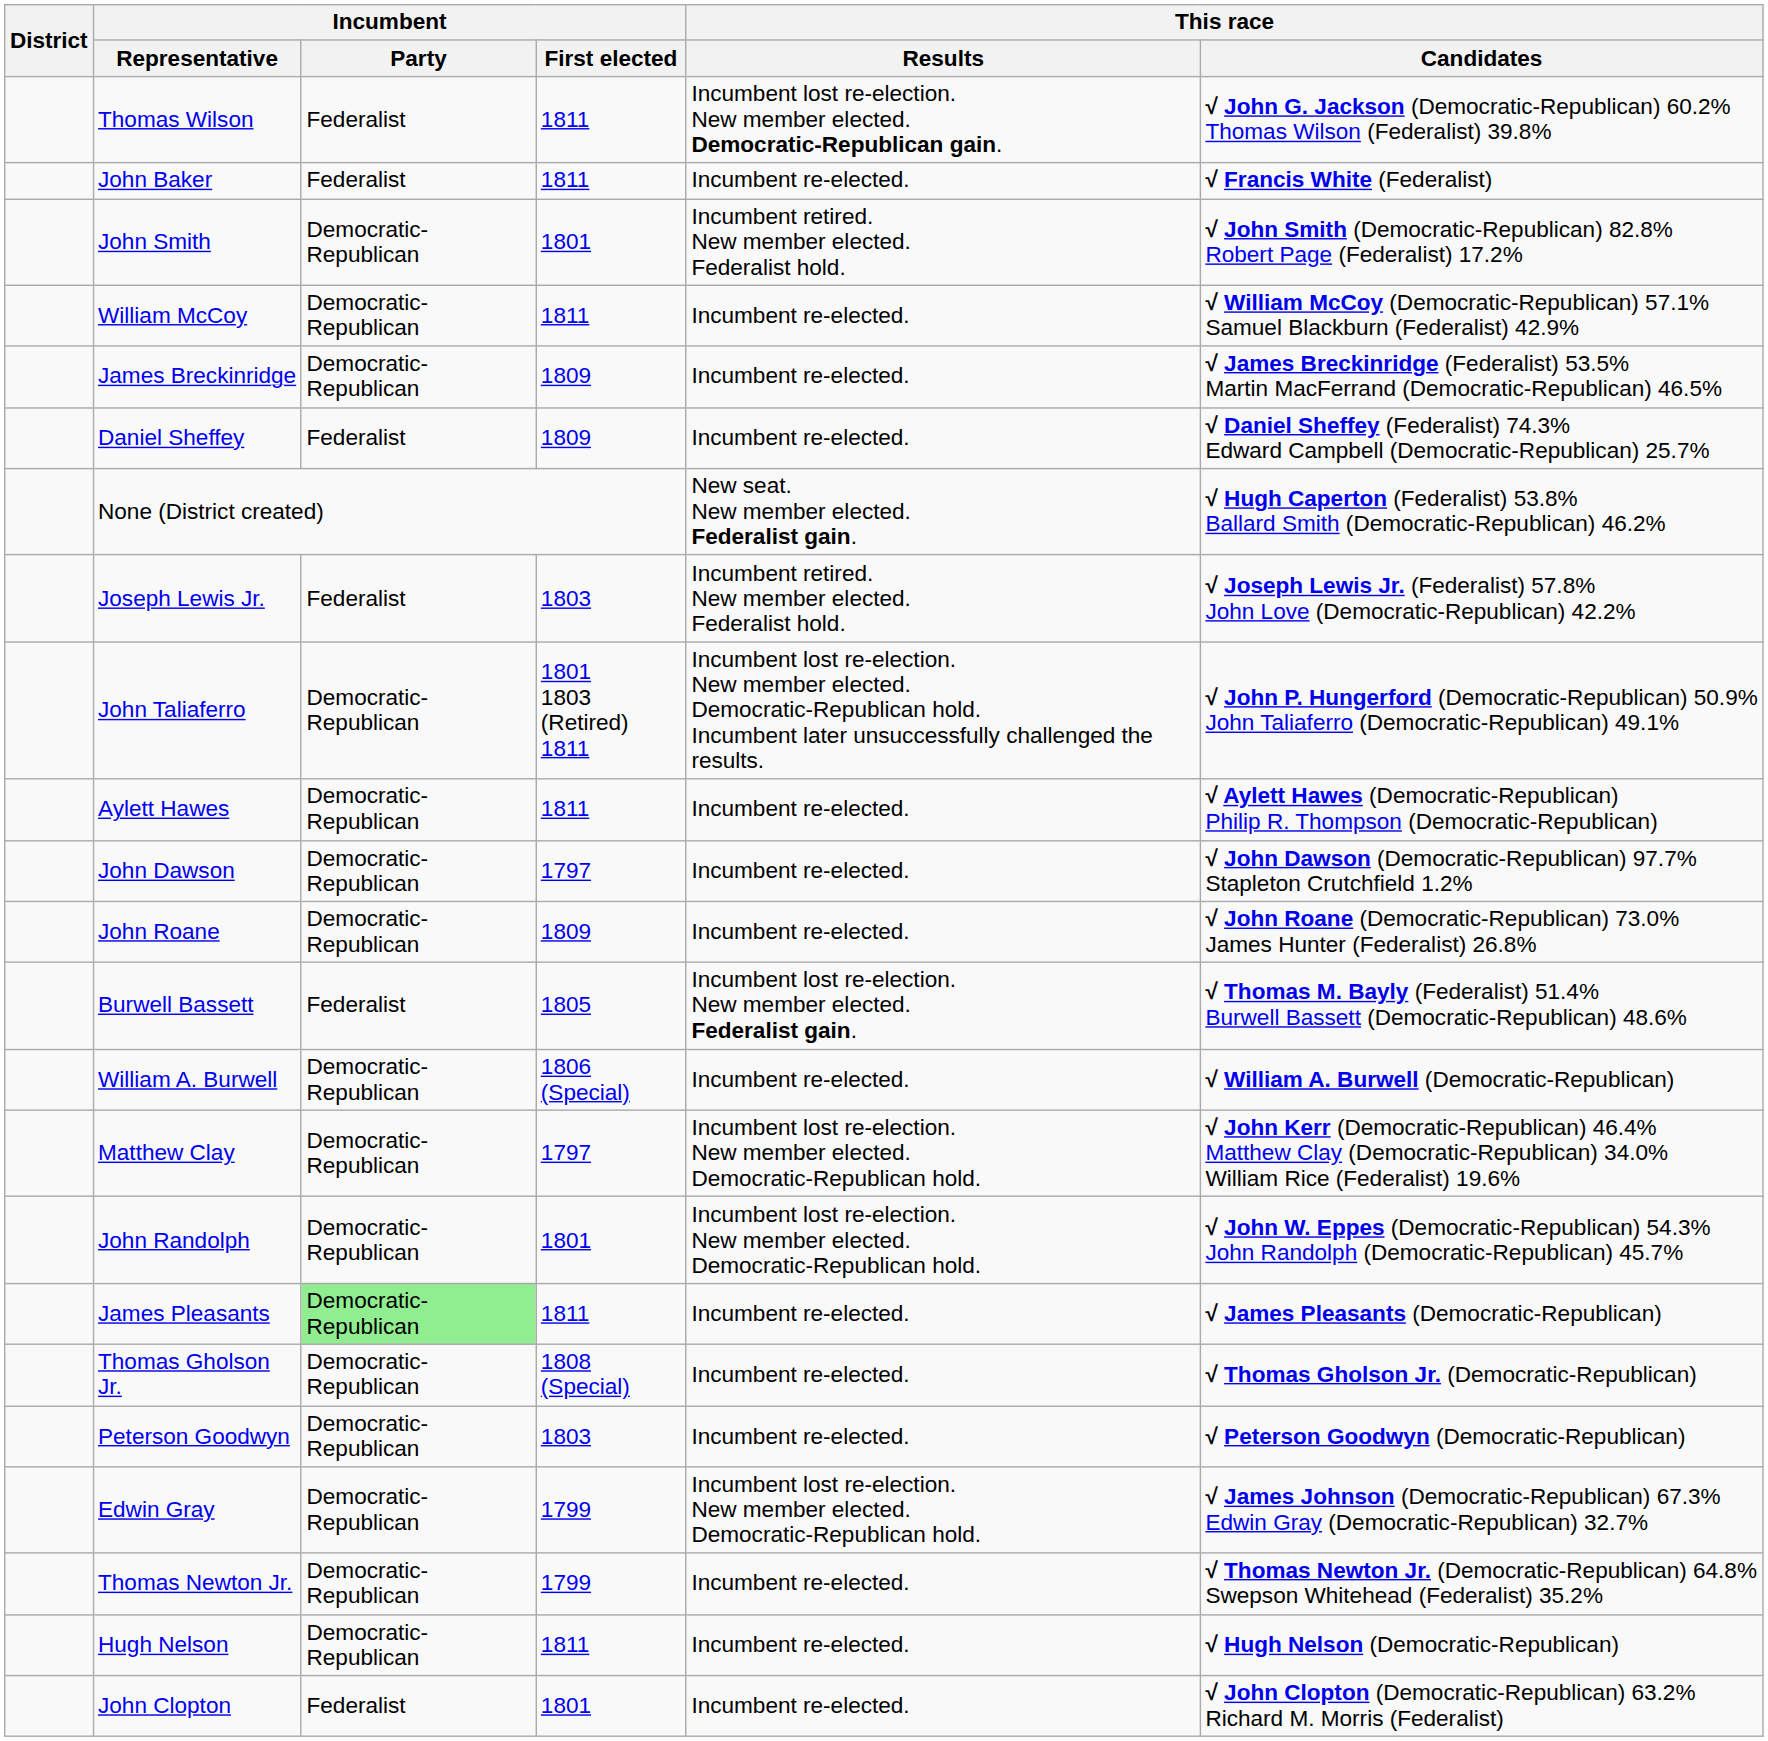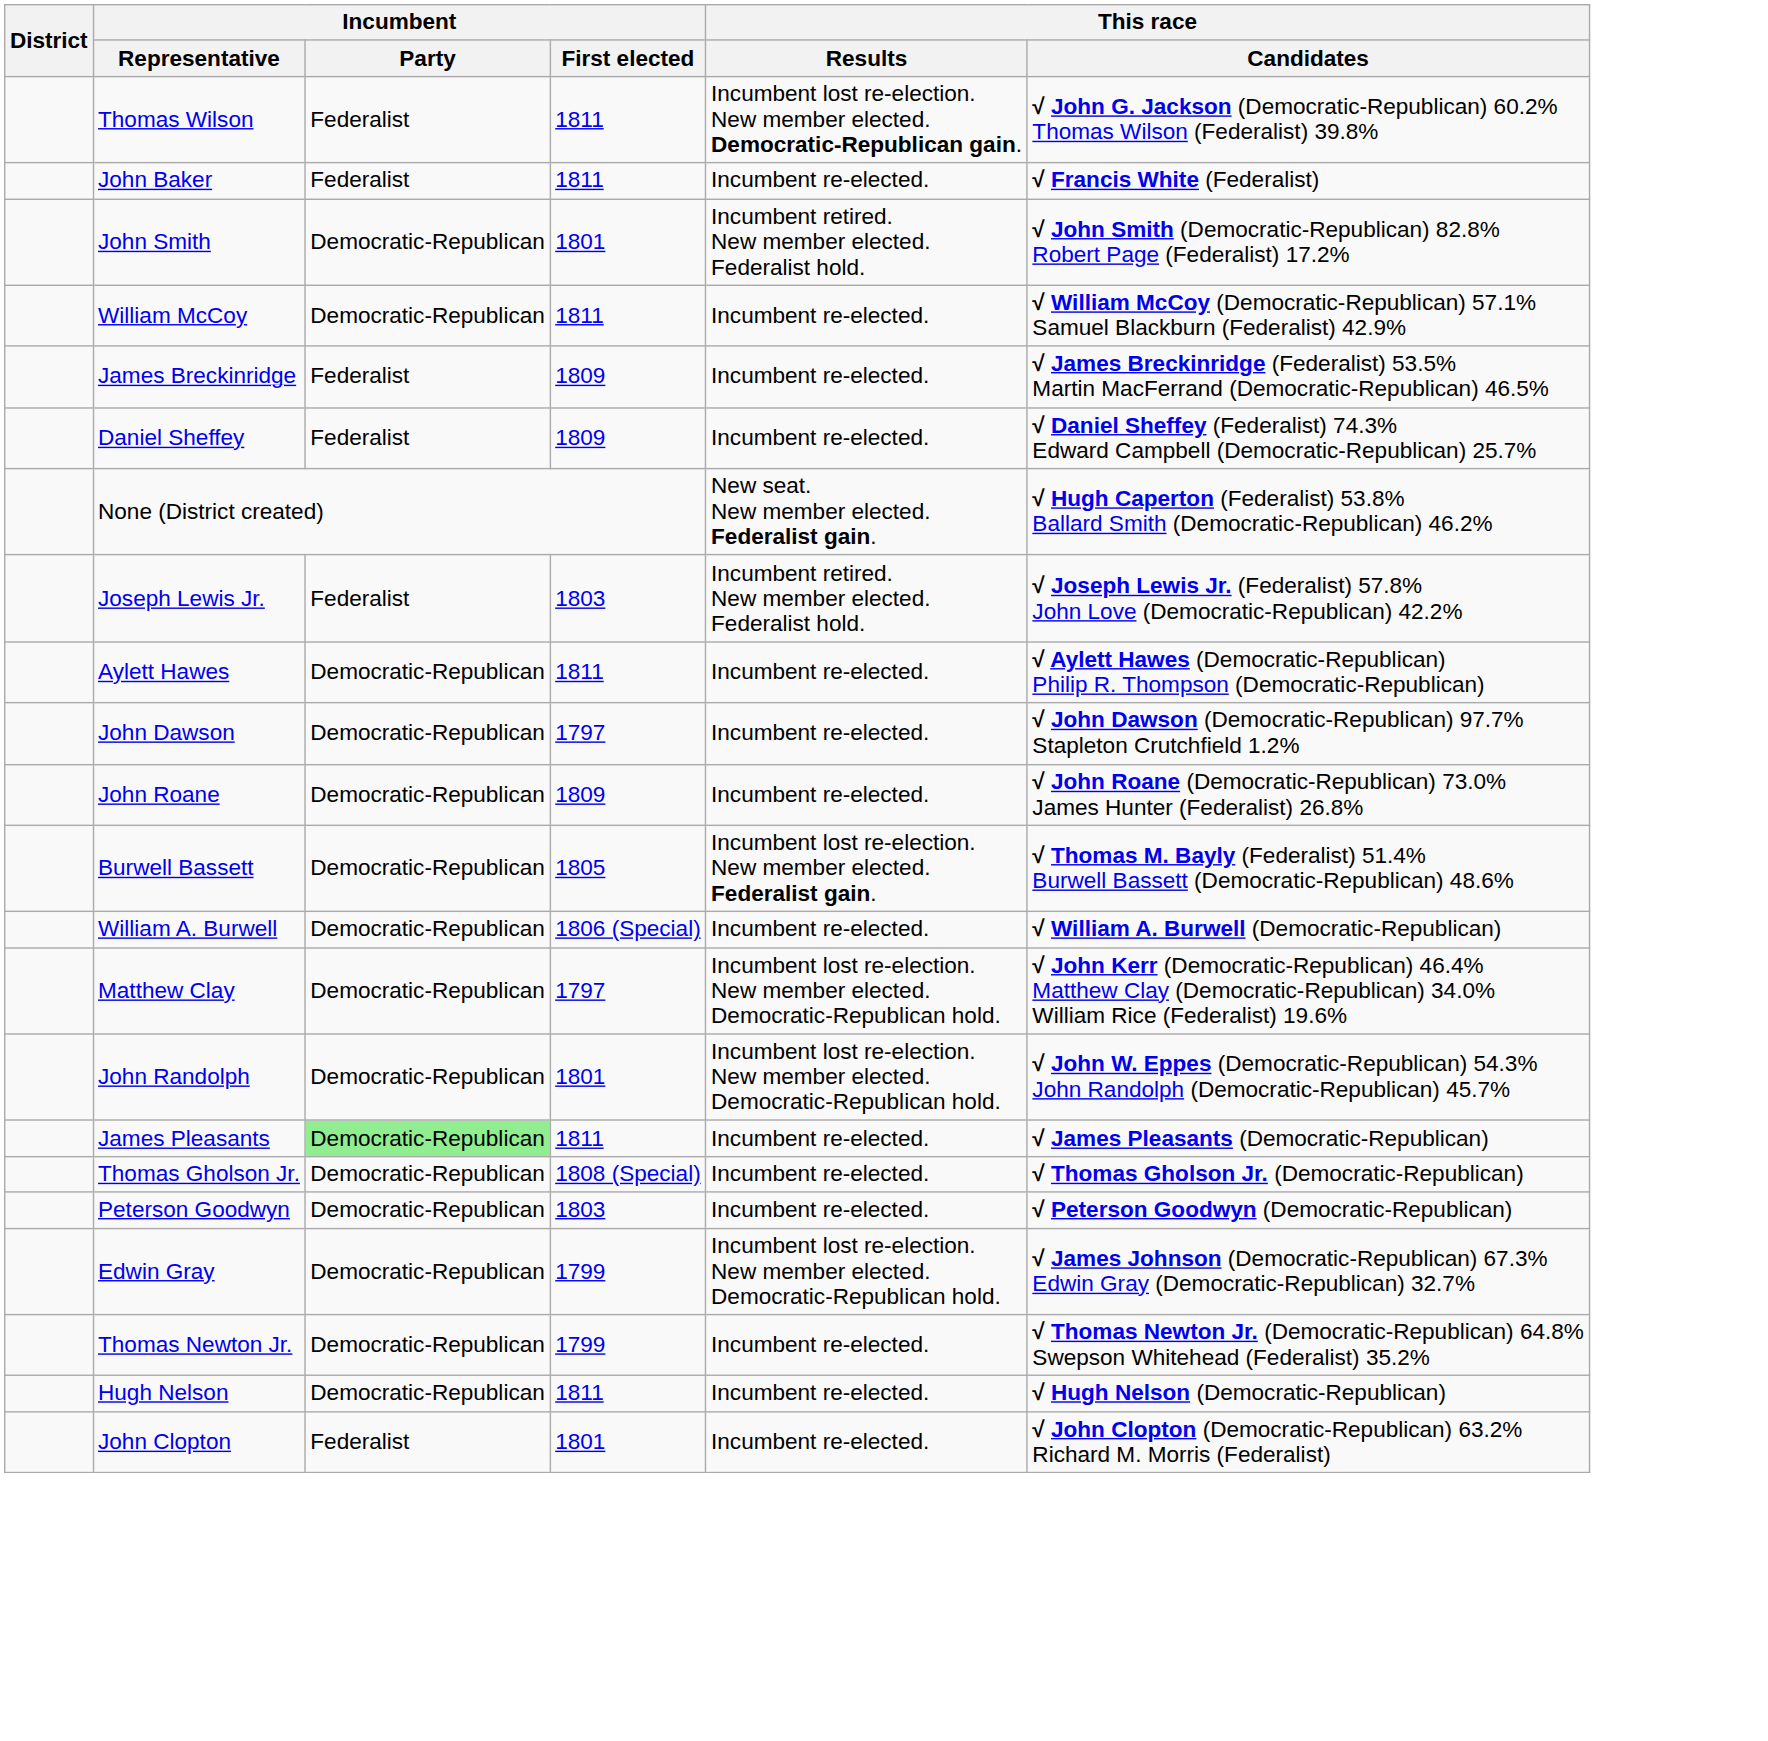(367, 376) Democratic-Republican -> (360, 376) Federalist
- row: (172, 710)
(356, 1005) Federalist -> (428, 868) Democratic-Republican
